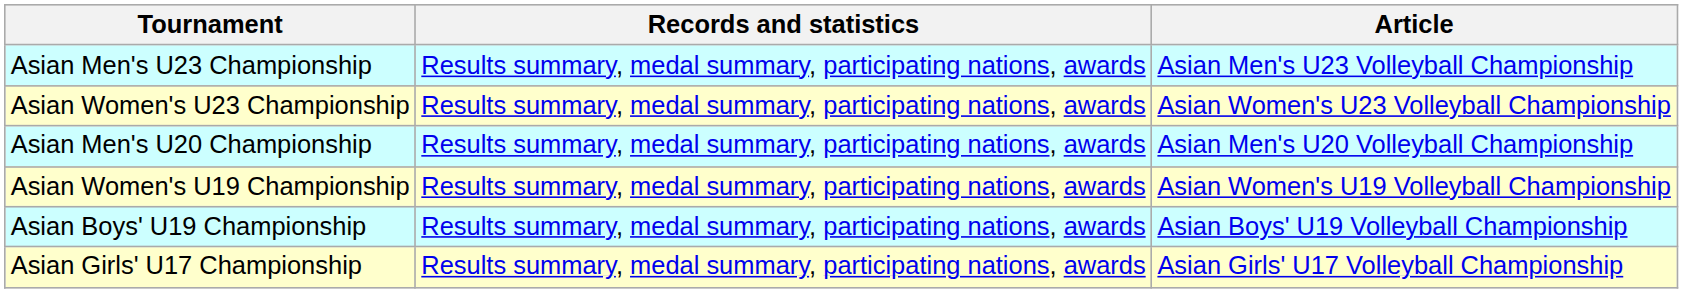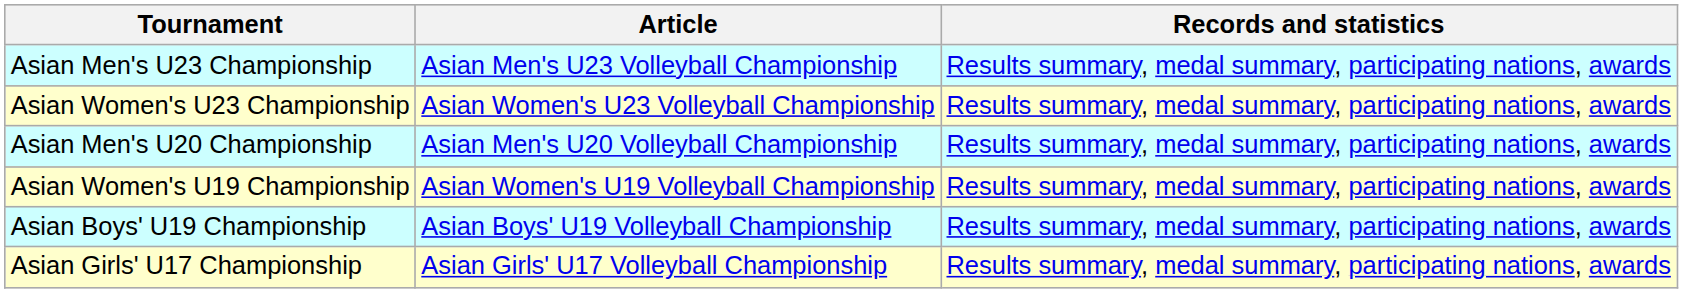columns swapped: (1414, 24) <-> (783, 24)
